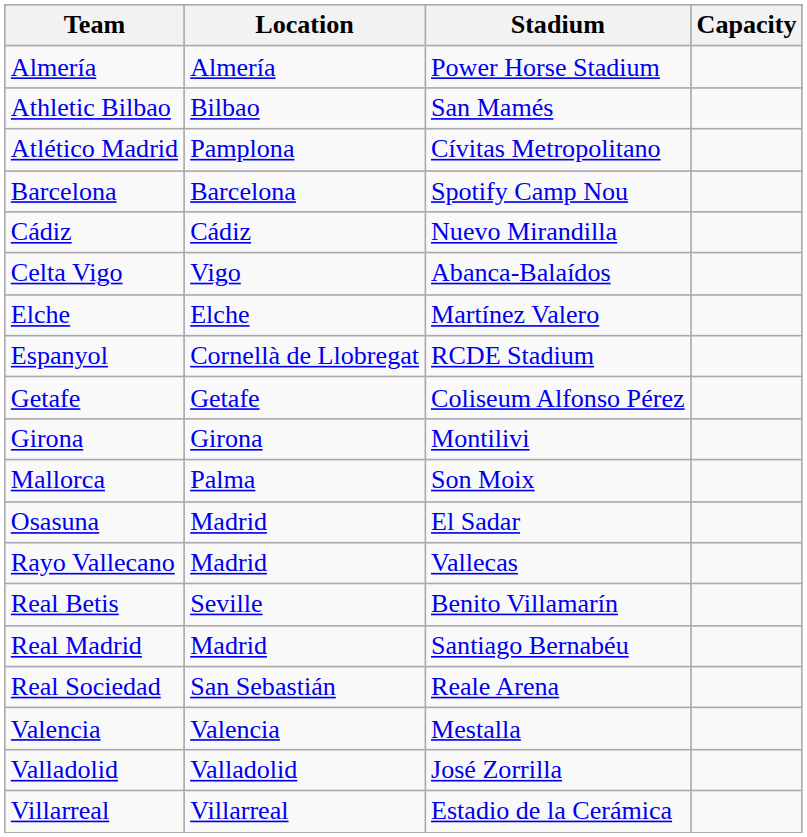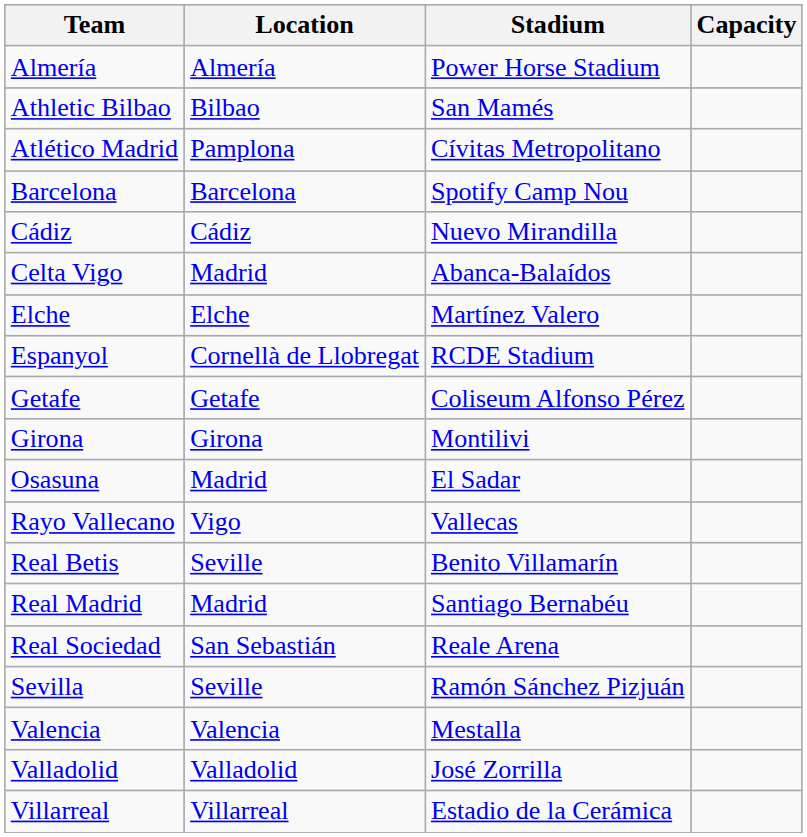(215, 273) Vigo -> (229, 273) Madrid
- row: (58, 480)
(229, 562) Madrid -> (215, 521) Vigo
+ row: (47, 686)
